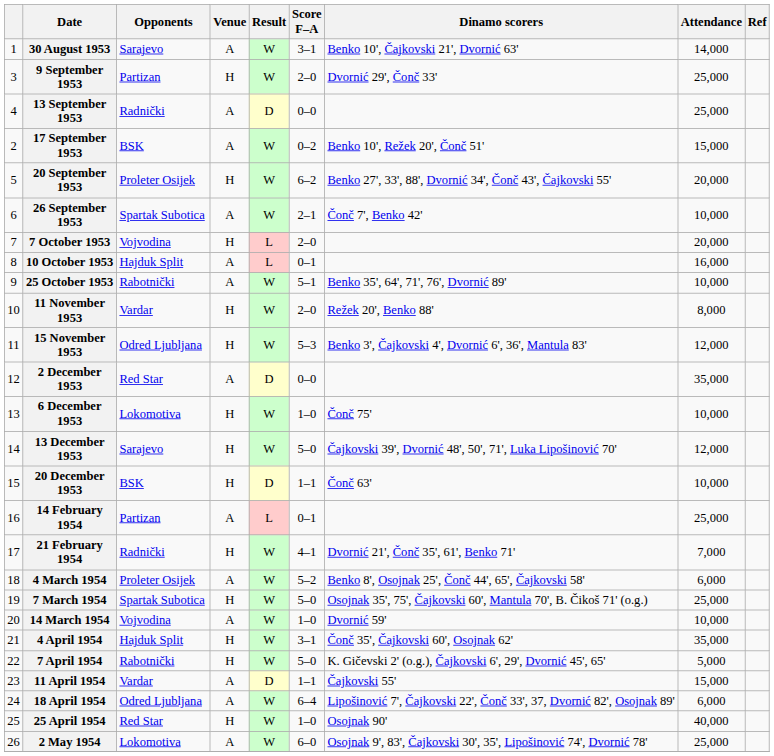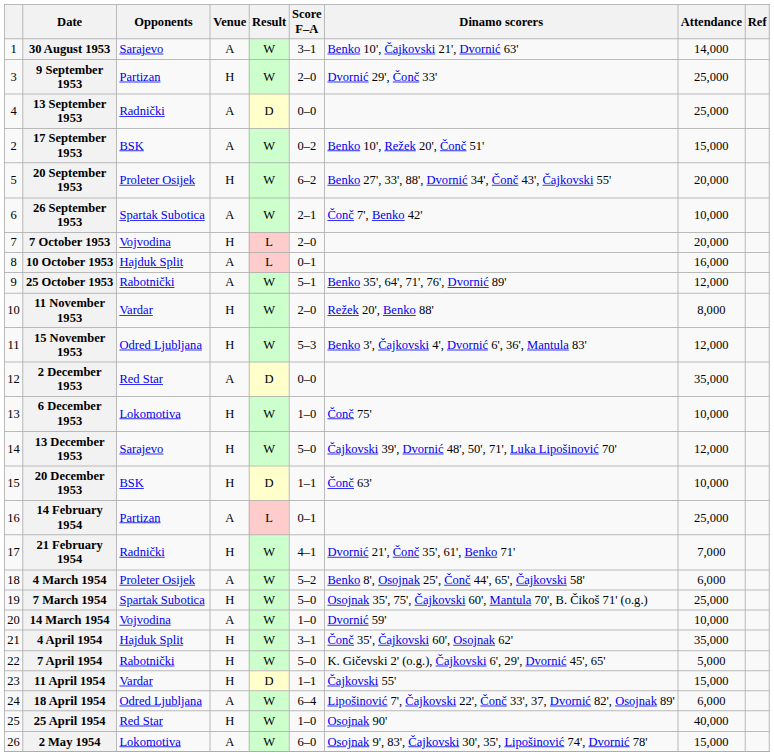(711, 282) 10,000 -> (711, 282) 12,000
(230, 680) A -> (230, 680) H
(711, 741) 25,000 -> (711, 741) 15,000
